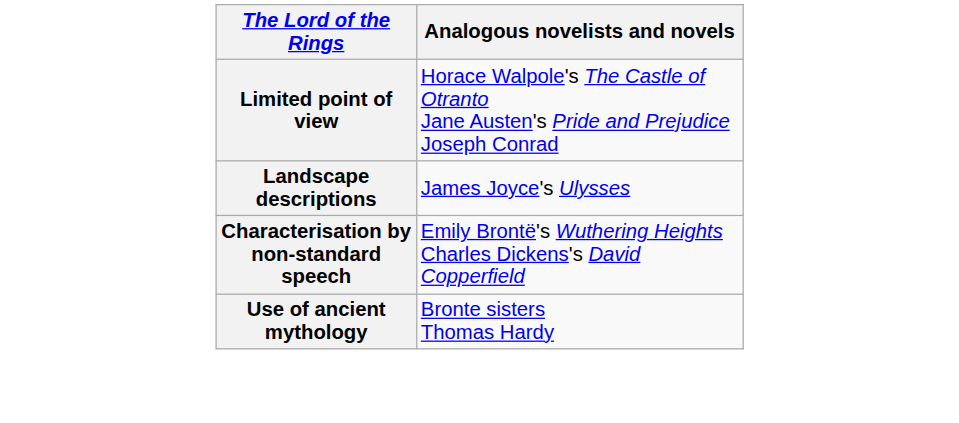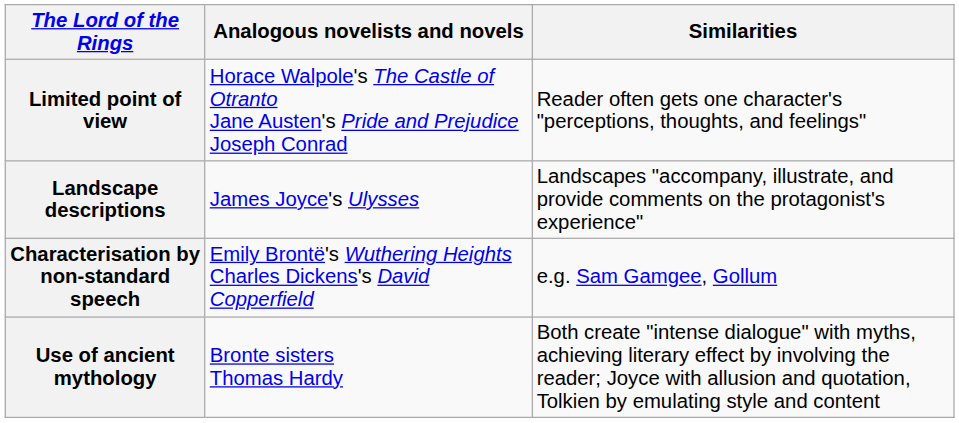+ column: (743, 32)
